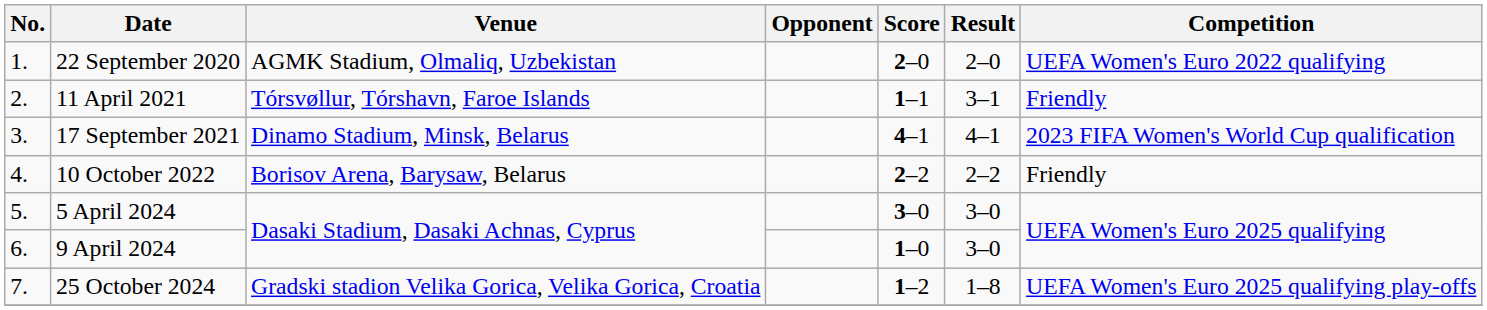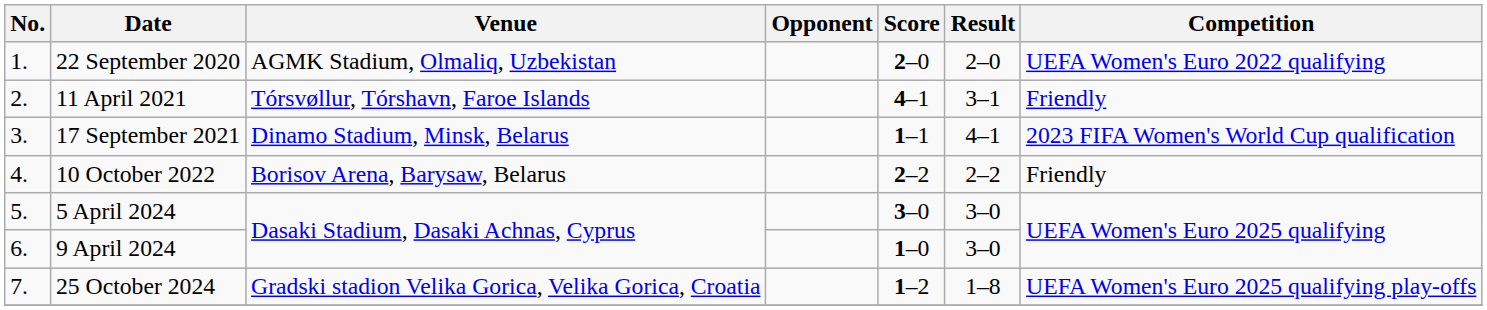(912, 98) 1–1 -> (912, 98) 4–1
(912, 135) 4–1 -> (912, 135) 1–1
